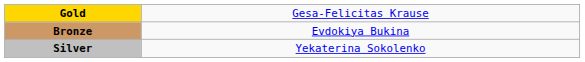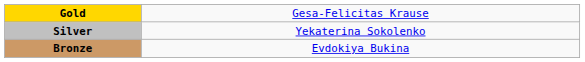rows swapped: (73, 48) <-> (73, 31)
